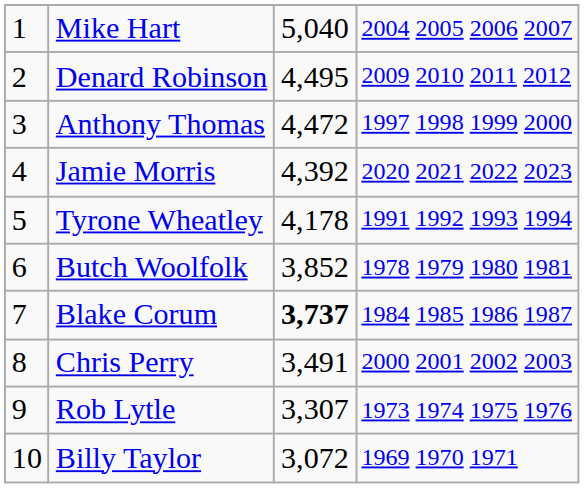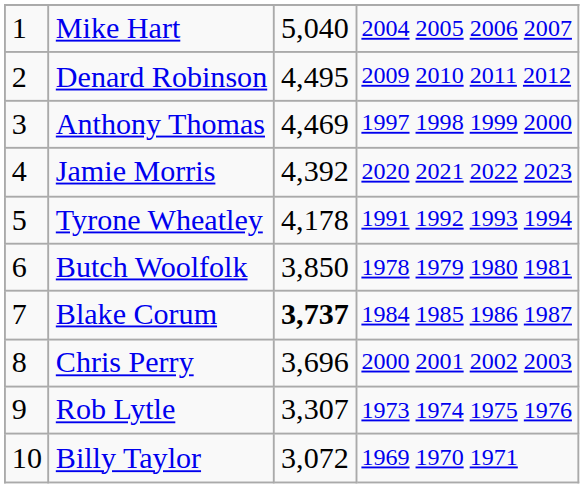(315, 123) 4,472 -> (315, 123) 4,469
(315, 266) 3,852 -> (315, 266) 3,850
(315, 362) 3,491 -> (315, 362) 3,696
